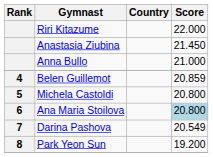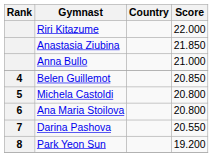(190, 45) 21.450 -> (190, 45) 21.850
(190, 78) 20.859 -> (190, 78) 20.850
(190, 111) lightblue background -> (190, 111) no background
(190, 128) 20.549 -> (190, 128) 20.550
